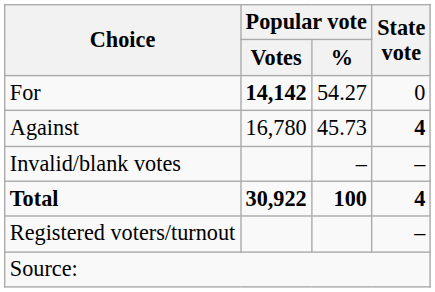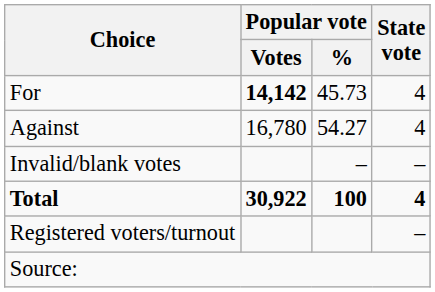(342, 92) 54.27 -> (342, 92) 45.73
(420, 92) 0 -> (420, 92) 4
(342, 127) 45.73 -> (342, 127) 54.27
(420, 127) bold -> (420, 127) normal
